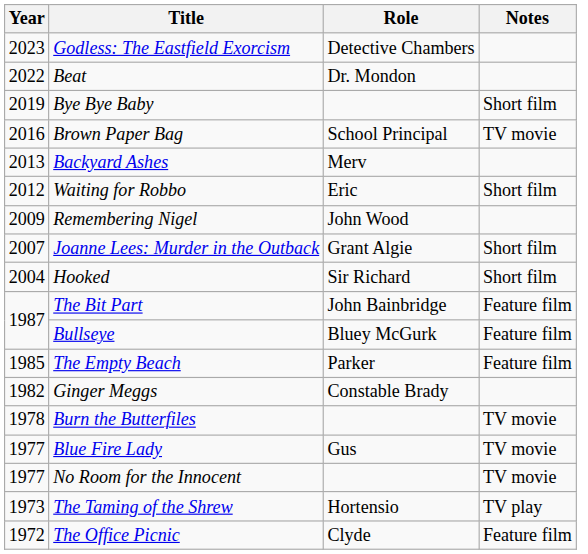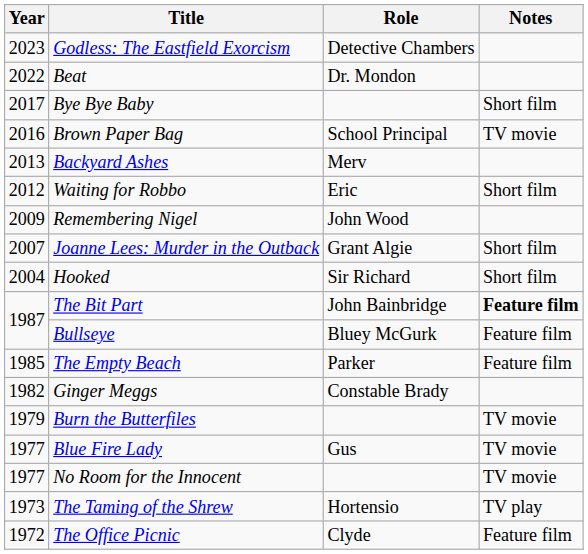(27, 104) 2019 -> (27, 104) 2017
(527, 305) normal -> (531, 305) bold
(27, 420) 1978 -> (27, 420) 1979
